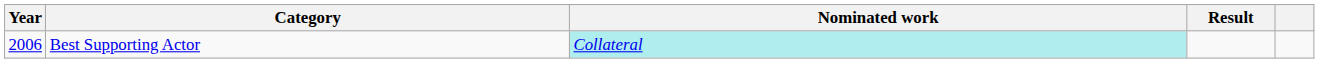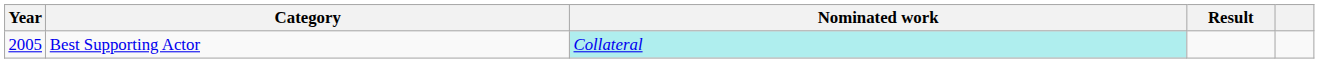(25, 44) 2006 -> (25, 44) 2005
